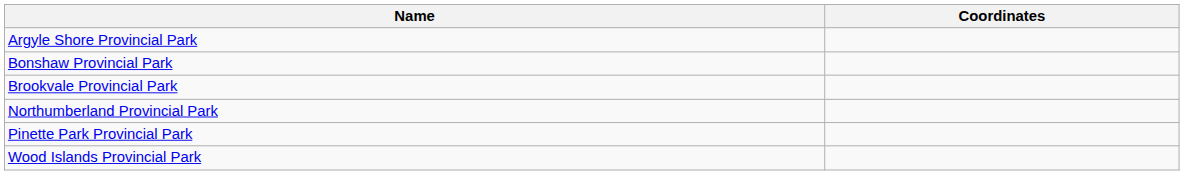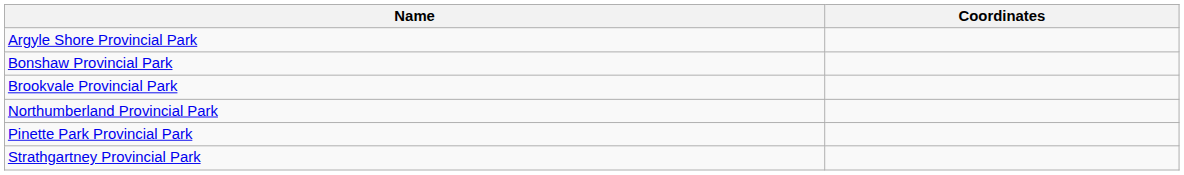+ row: (104, 157)
- row: (105, 157)
